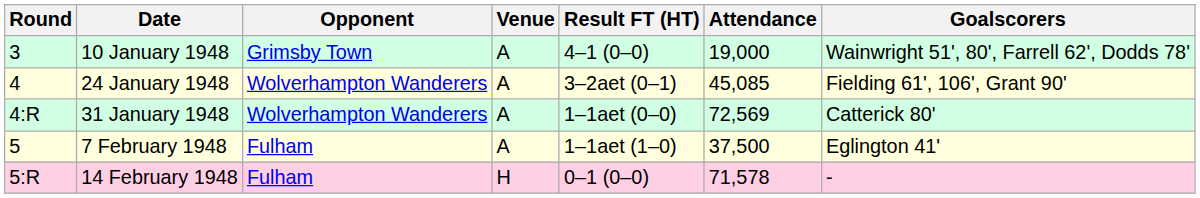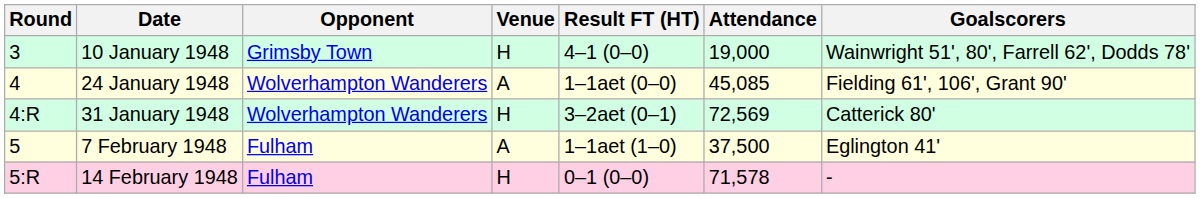(503, 51) A -> (504, 51) H
(620, 83) 3–2aet (0–1) -> (620, 83) 1–1aet (0–0)
(503, 114) A -> (504, 114) H
(620, 114) 1–1aet (0–0) -> (620, 114) 3–2aet (0–1)
